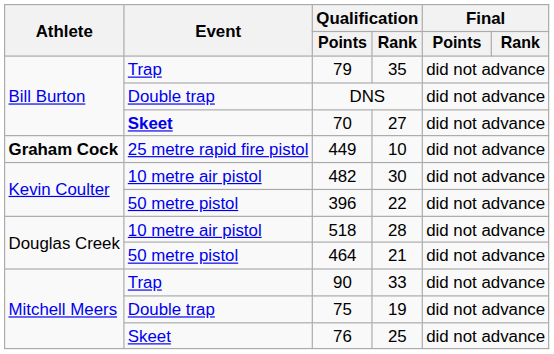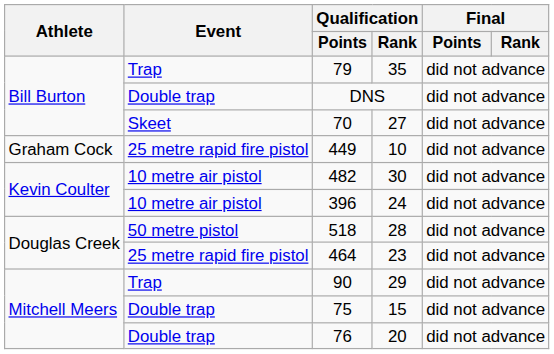(150, 123) bold -> (149, 123) normal
(63, 150) bold -> (60, 150) normal
(183, 203) 50 metre pistol -> (195, 203) 10 metre air pistol
(397, 203) 22 -> (397, 203) 24
(195, 230) 10 metre air pistol -> (183, 230) 50 metre pistol
(183, 256) 50 metre pistol -> (218, 256) 25 metre rapid fire pistol
(397, 256) 21 -> (397, 256) 23
(397, 283) 33 -> (397, 283) 29
(397, 310) 19 -> (397, 310) 15
(149, 336) Skeet -> (171, 336) Double trap
(397, 336) 25 -> (397, 336) 20
